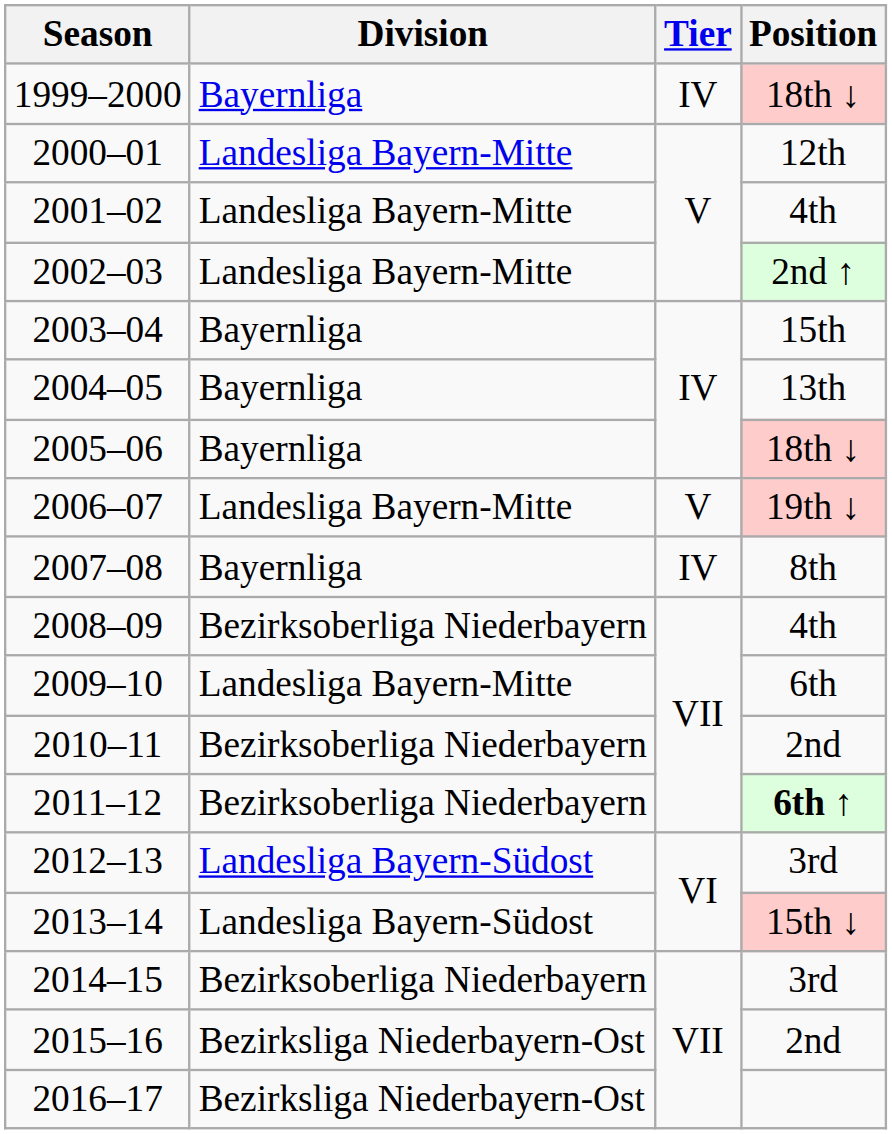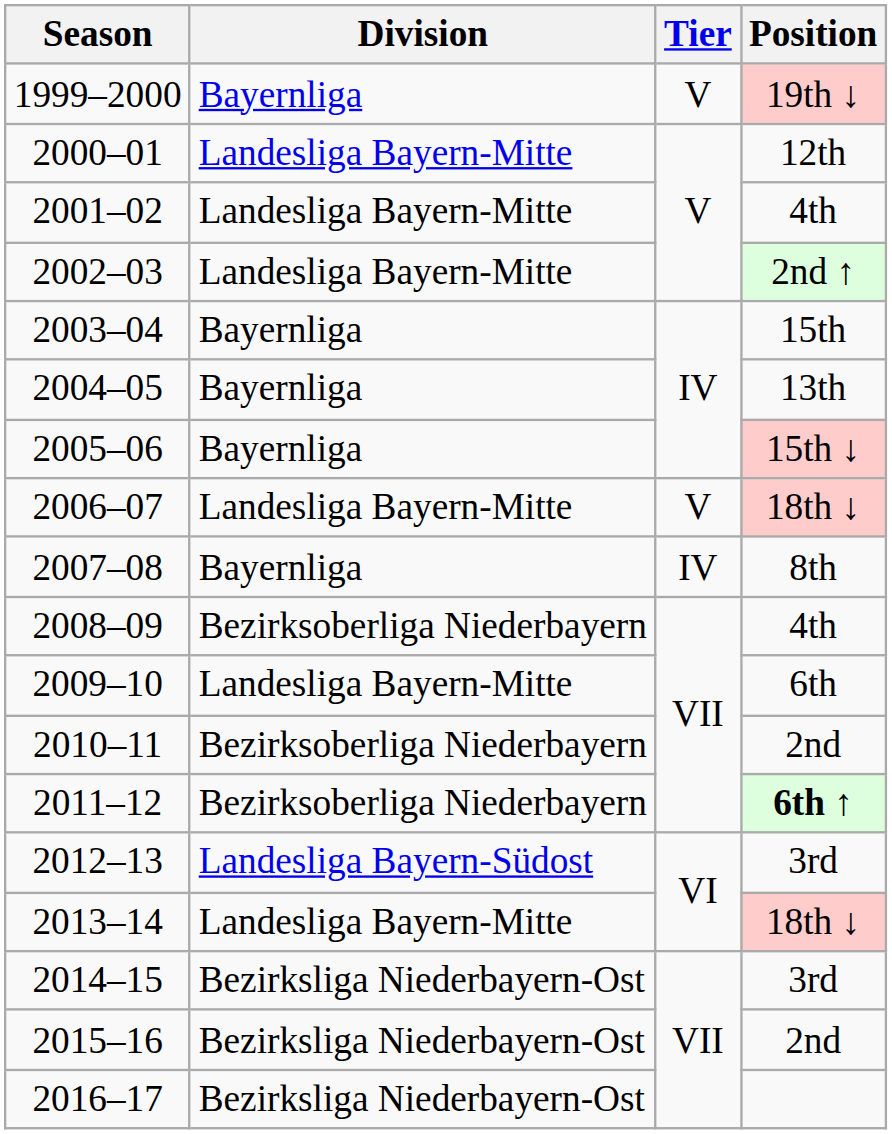(698, 93) IV -> (698, 93) V
(813, 93) 18th ↓ -> (813, 93) 19th ↓
(813, 447) 18th ↓ -> (813, 447) 15th ↓
(813, 507) 19th ↓ -> (813, 507) 18th ↓
(396, 920) Landesliga Bayern-Südost -> (386, 920) Landesliga Bayern-Mitte
(813, 920) 15th ↓ -> (813, 920) 18th ↓
(423, 980) Bezirksoberliga Niederbayern -> (422, 980) Bezirksliga Niederbayern-Ost
